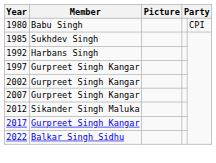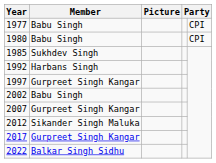+ row: (17, 25)
(85, 81) Gurpreet Singh Kangar -> (57, 95) Babu Singh
